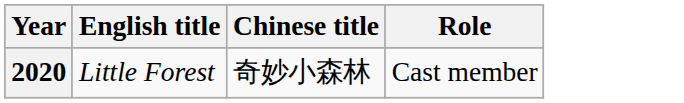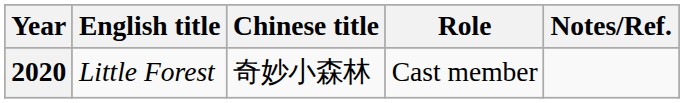+ column: (611, 26)
